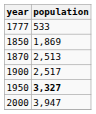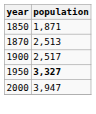- row: (18, 27)
(47, 42) 1,869 -> (47, 27) 1,871
